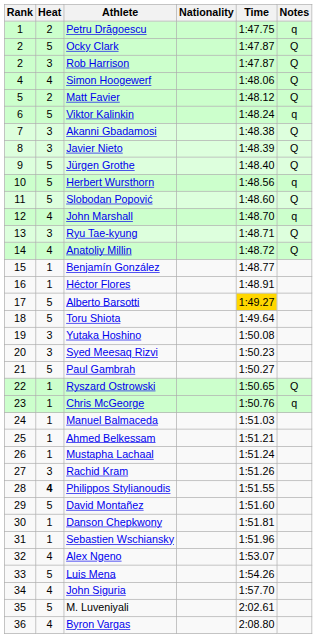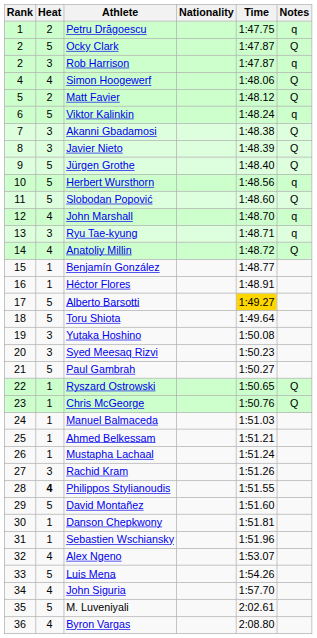(294, 64) Q -> (294, 64) q
(294, 234) Q -> (294, 234) q
(294, 404) q -> (294, 404) Q
